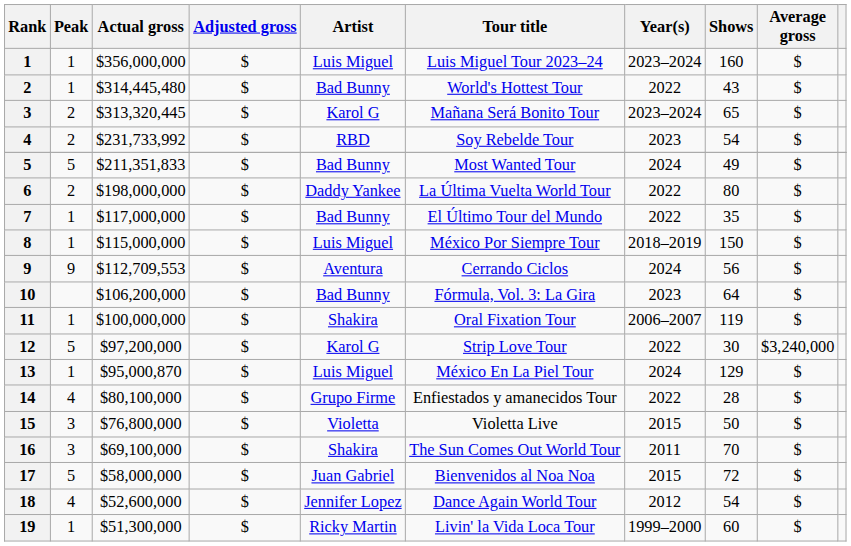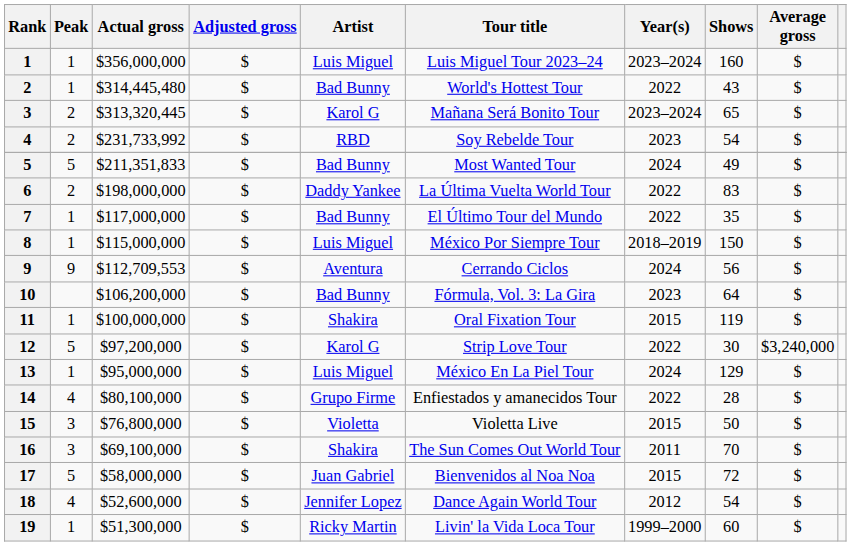(731, 191) 80 -> (731, 191) 83
(665, 320) 2006–2007 -> (665, 320) 2015
(141, 372) $95,000,870 -> (141, 372) $95,000,000
